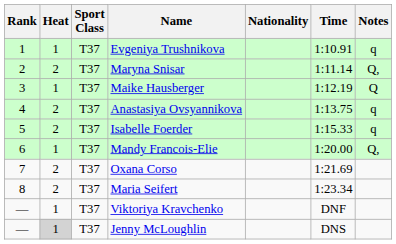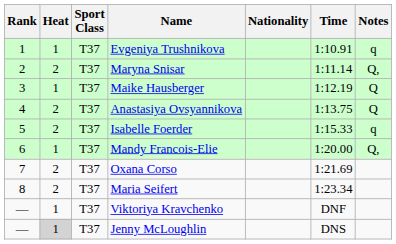(373, 108) q -> (373, 108) Q
